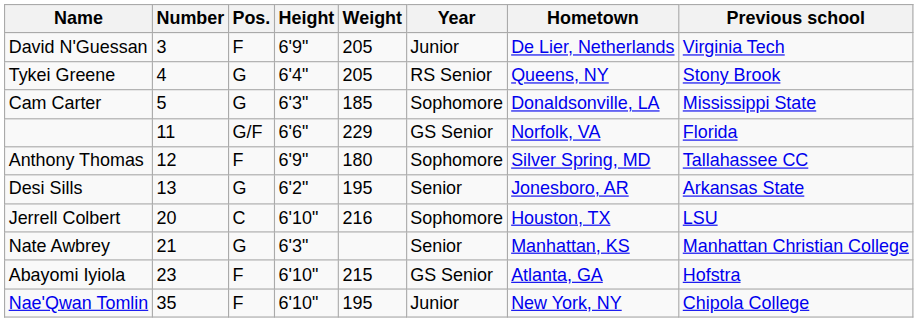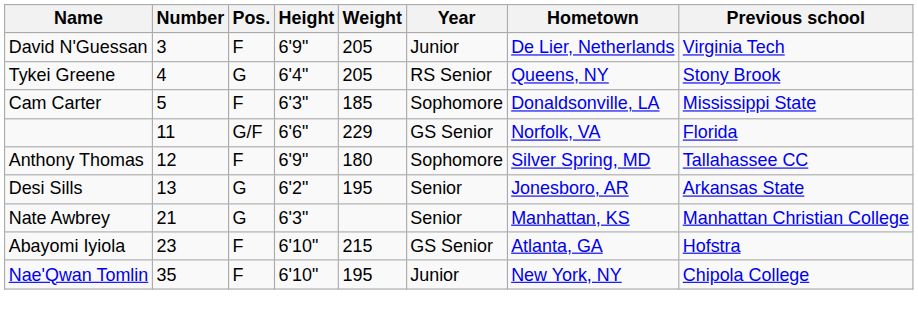(239, 103) G -> (238, 103) F
- row: (64, 217)
